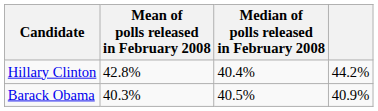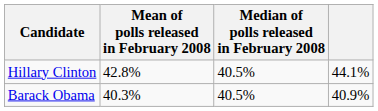(236, 71) 40.4% -> (236, 71) 40.5%
(350, 71) 44.2% -> (350, 71) 44.1%
